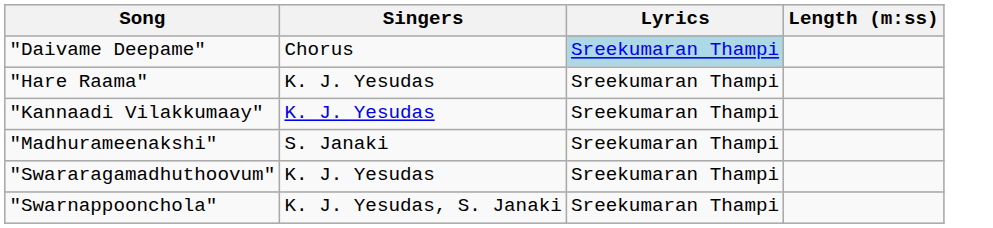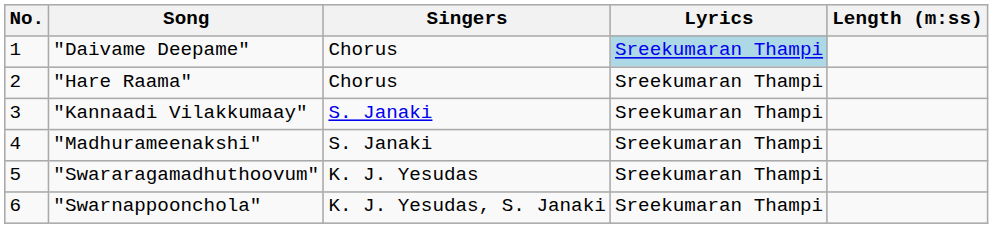+ column: (27, 21)
(360, 83) K. J. Yesudas -> (363, 83) Chorus
(360, 114) K. J. Yesudas -> (380, 114) S. Janaki
